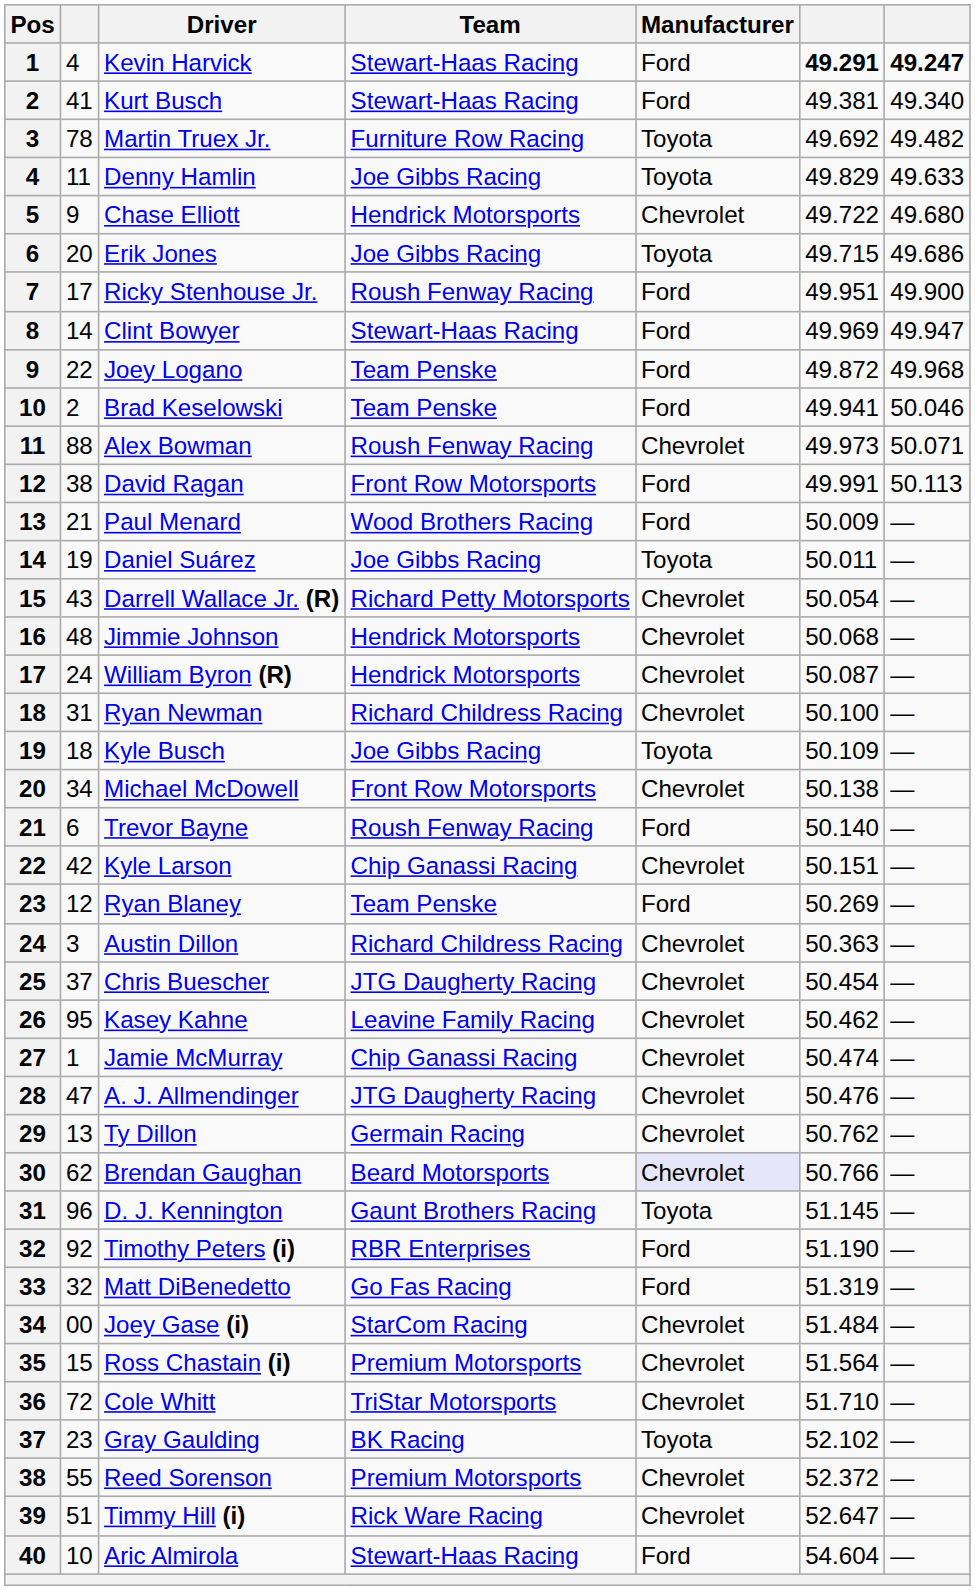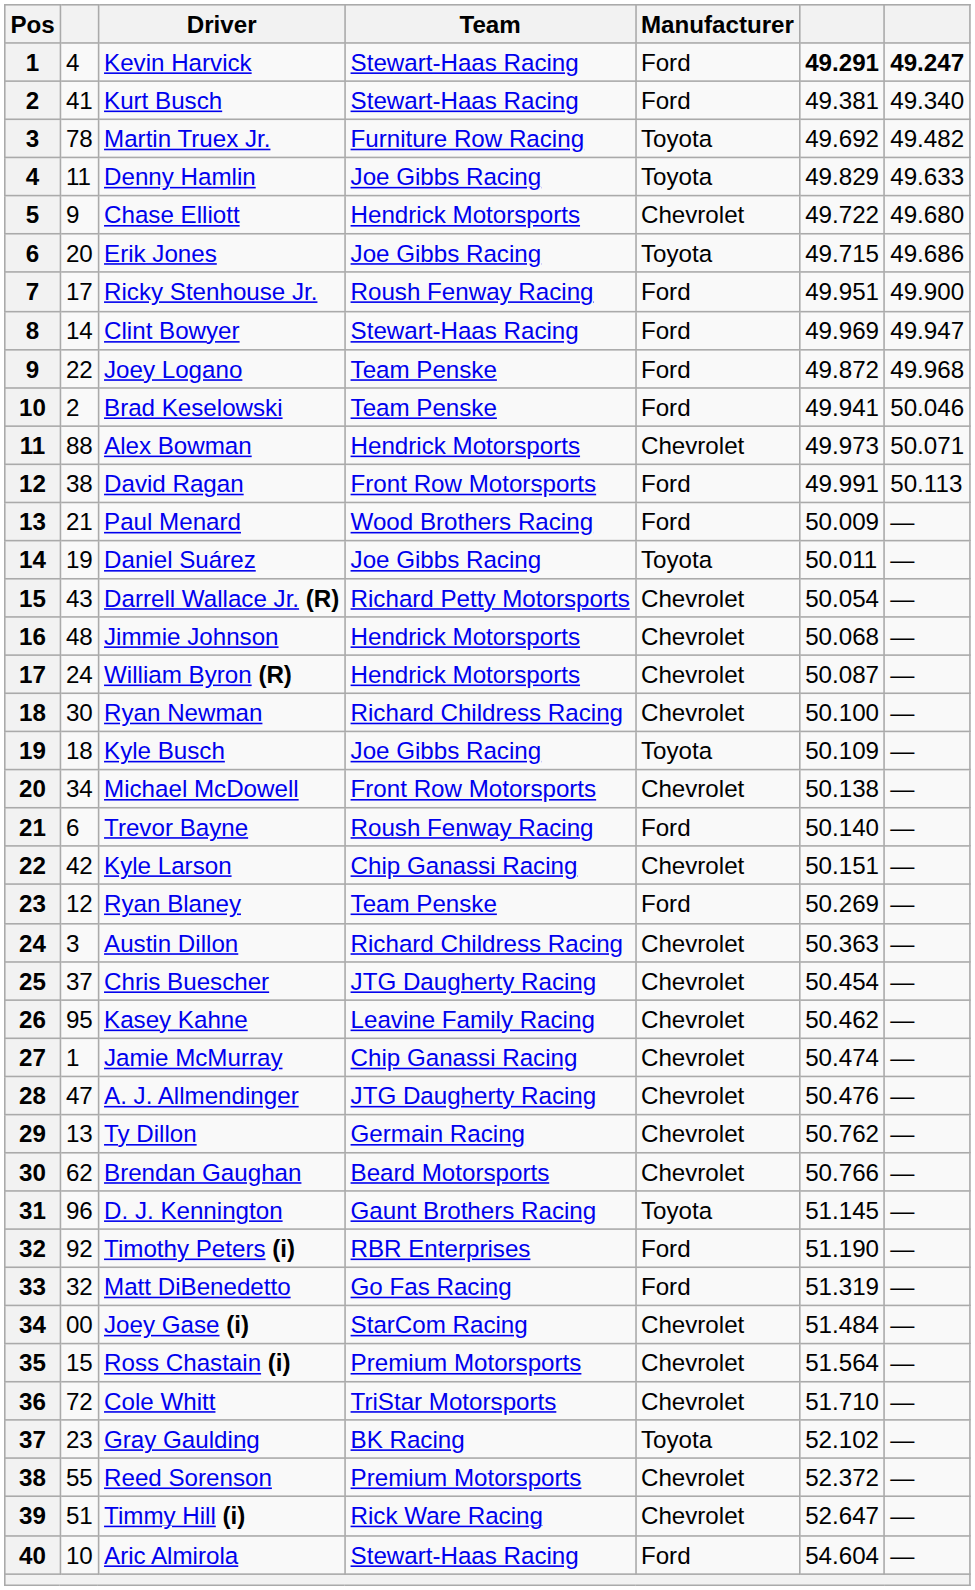(472, 445) Roush Fenway Racing -> (465, 445) Hendrick Motorsports
(79, 713) 31 -> (79, 713) 30
(693, 1172) lavender background -> (693, 1172) no background
